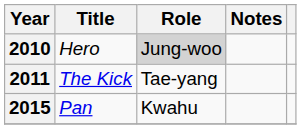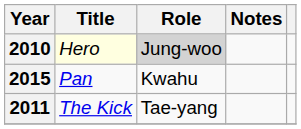(79, 49) no background -> (79, 49) lightyellow background
rows swapped: (30, 78) <-> (30, 108)
